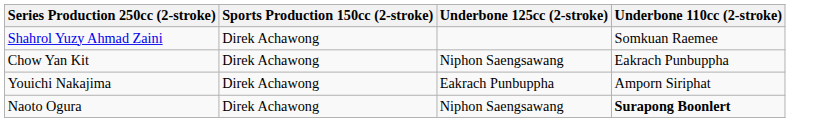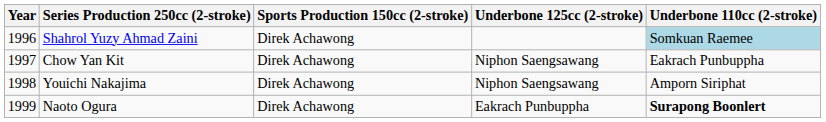+ column: (22, 15)
(666, 38) no background -> (701, 38) lightblue background
(497, 83) Eakrach Punbuppha -> (537, 83) Niphon Saengsawang
(502, 106) Niphon Saengsawang -> (532, 106) Eakrach Punbuppha
